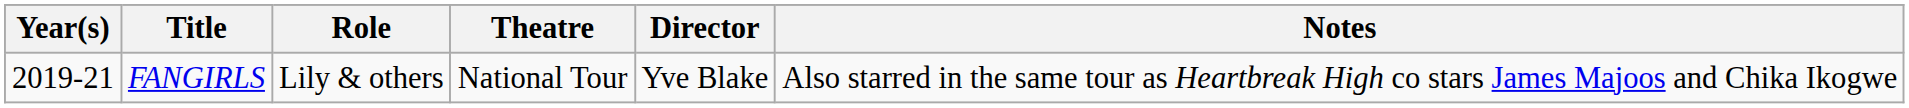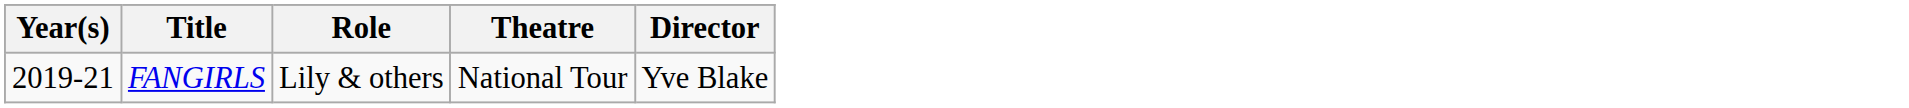- column: (1340, 28)
